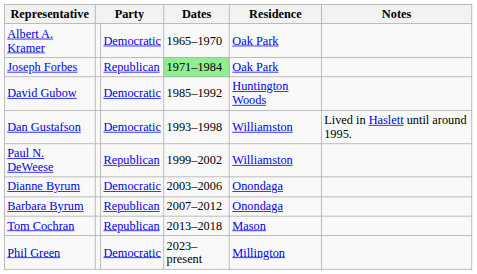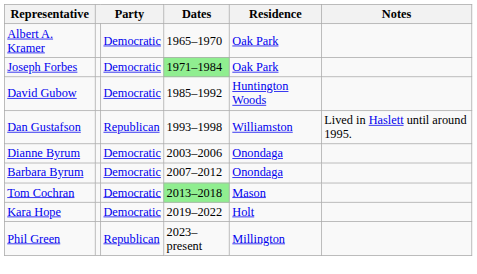(132, 67) Republican -> (132, 67) Democratic
(132, 127) Democratic -> (132, 127) Republican
- row: (30, 160)
(132, 206) Republican -> (132, 173) Democratic
(132, 226) Republican -> (132, 192) Democratic
(194, 226) no background -> (194, 192) lightgreen background
+ row: (34, 212)
(132, 252) Democratic -> (132, 238) Republican
